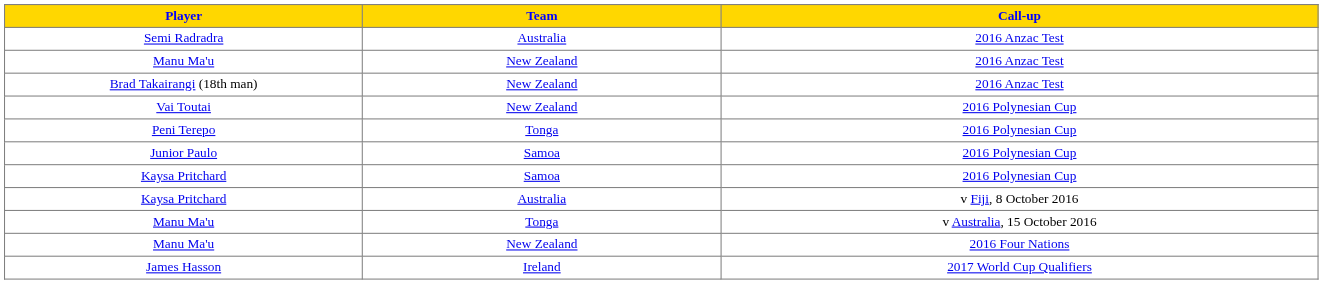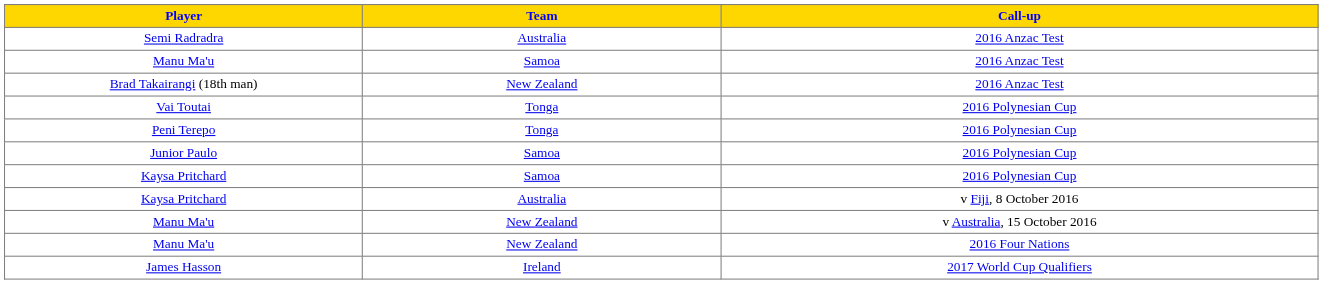(542, 61) New Zealand -> (542, 61) Samoa
(542, 107) New Zealand -> (542, 107) Tonga
(542, 221) Tonga -> (542, 221) New Zealand
